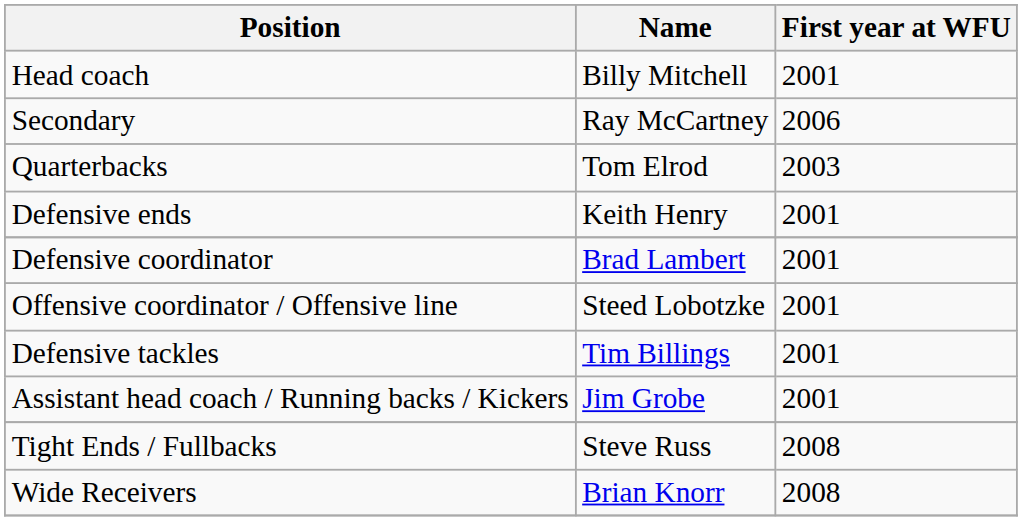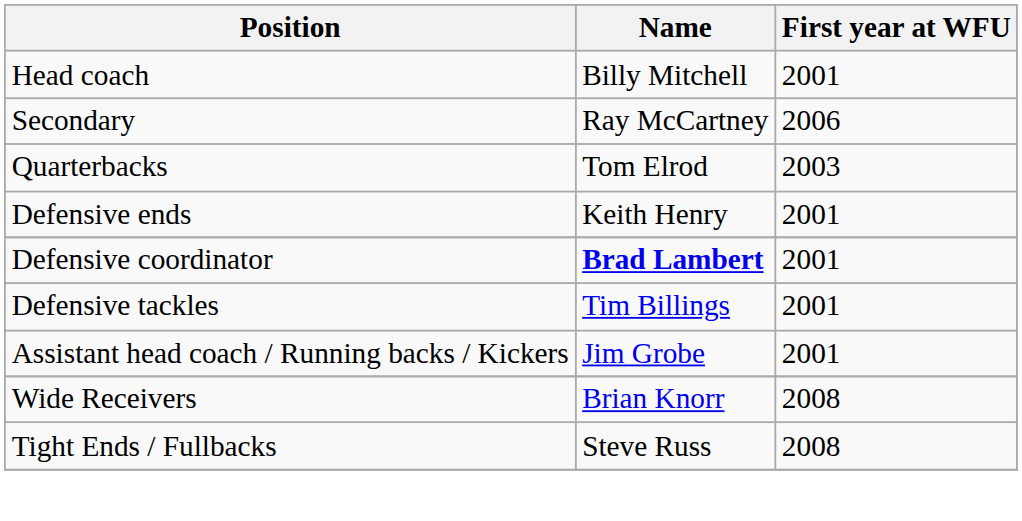(664, 259) normal -> (673, 259) bold
- row: (235, 306)
rows swapped: (144, 445) <-> (104, 492)
